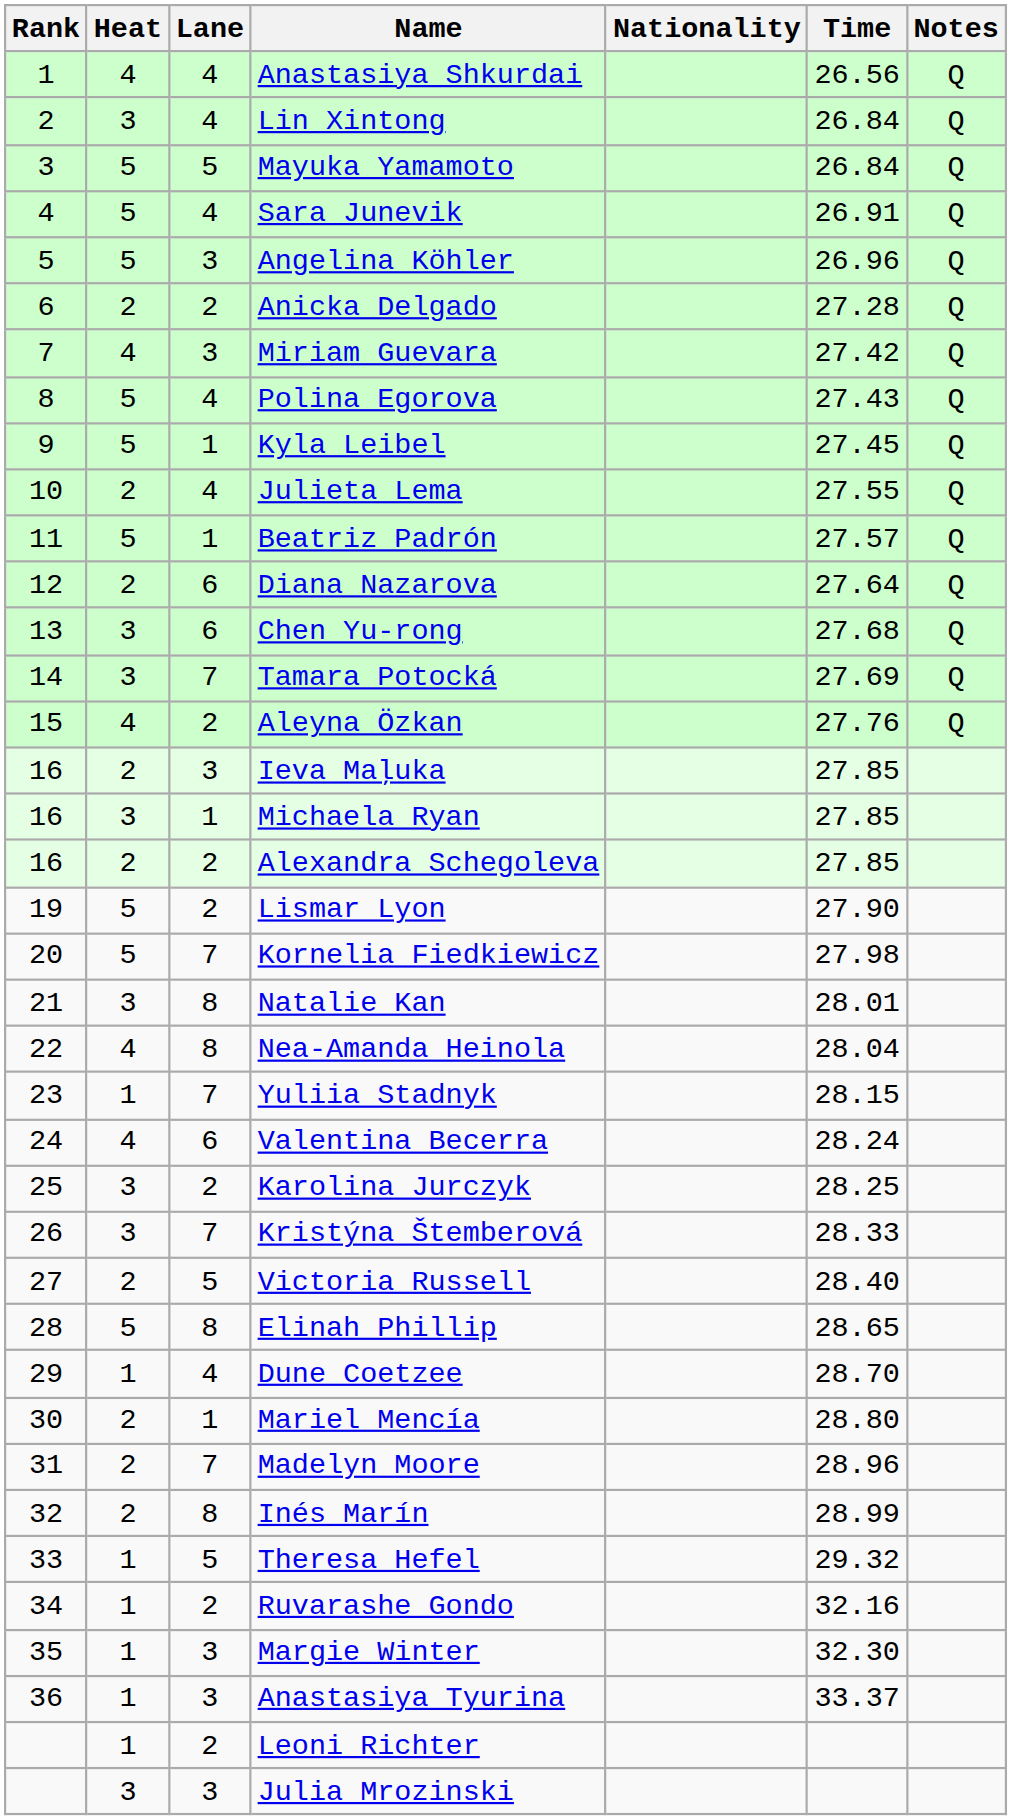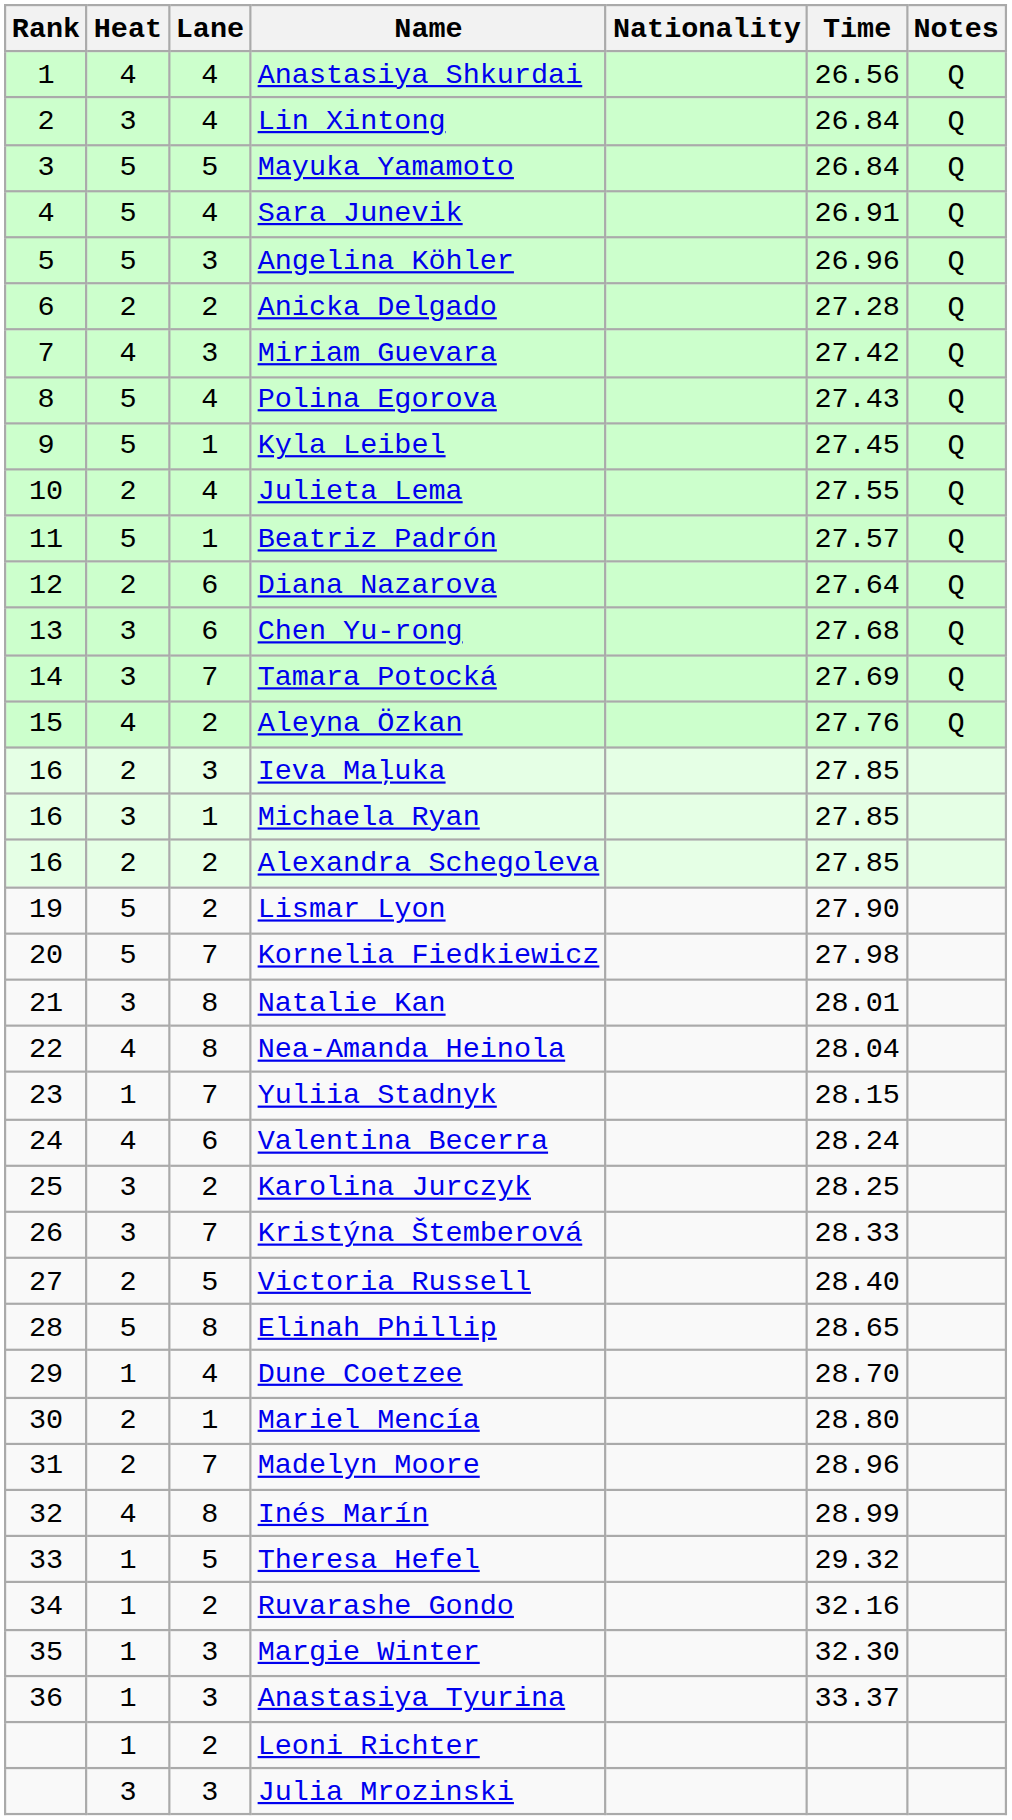(128, 1513) 2 -> (128, 1513) 4
